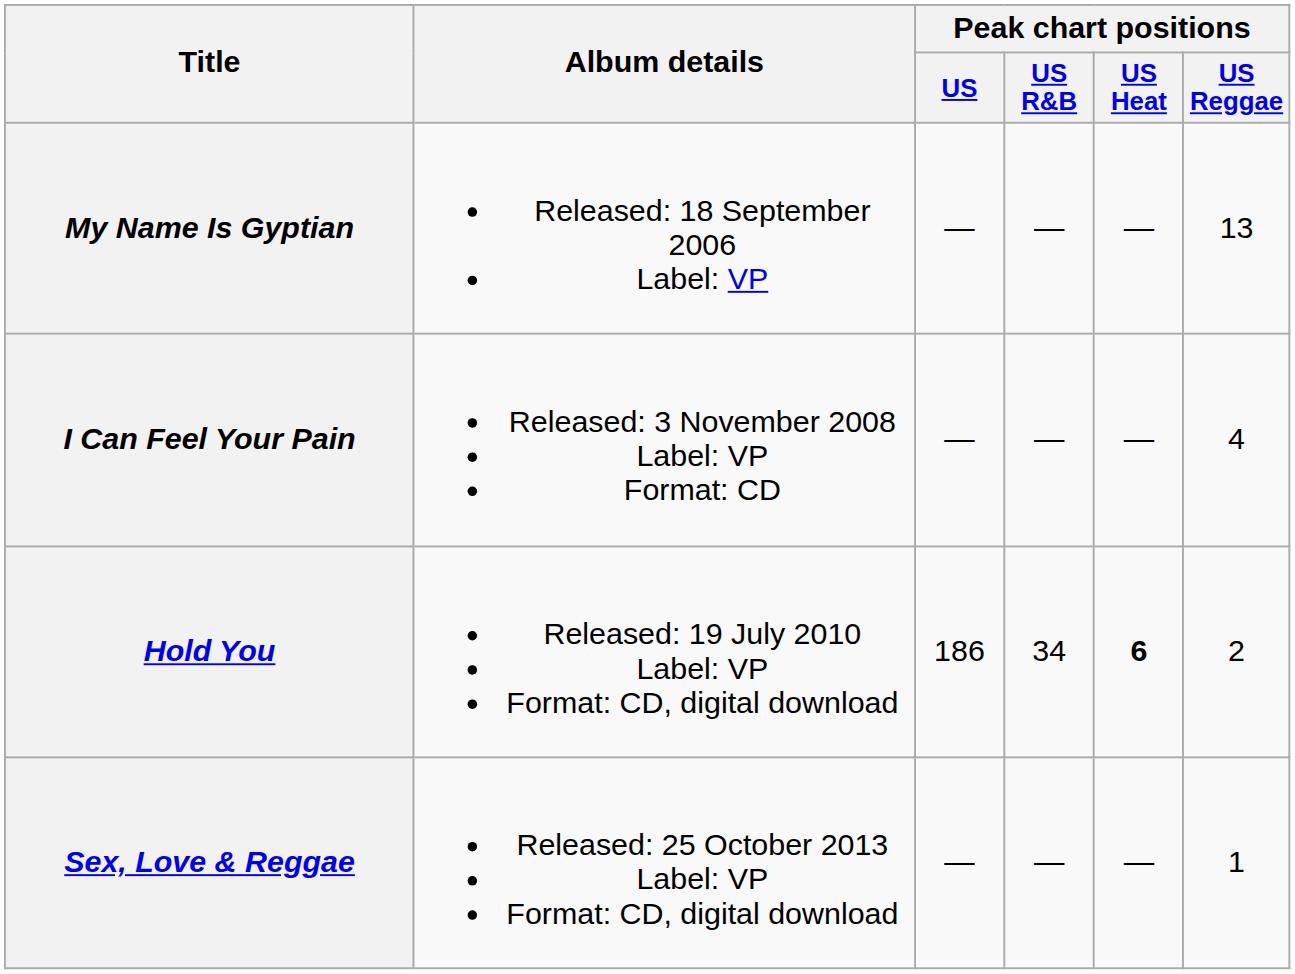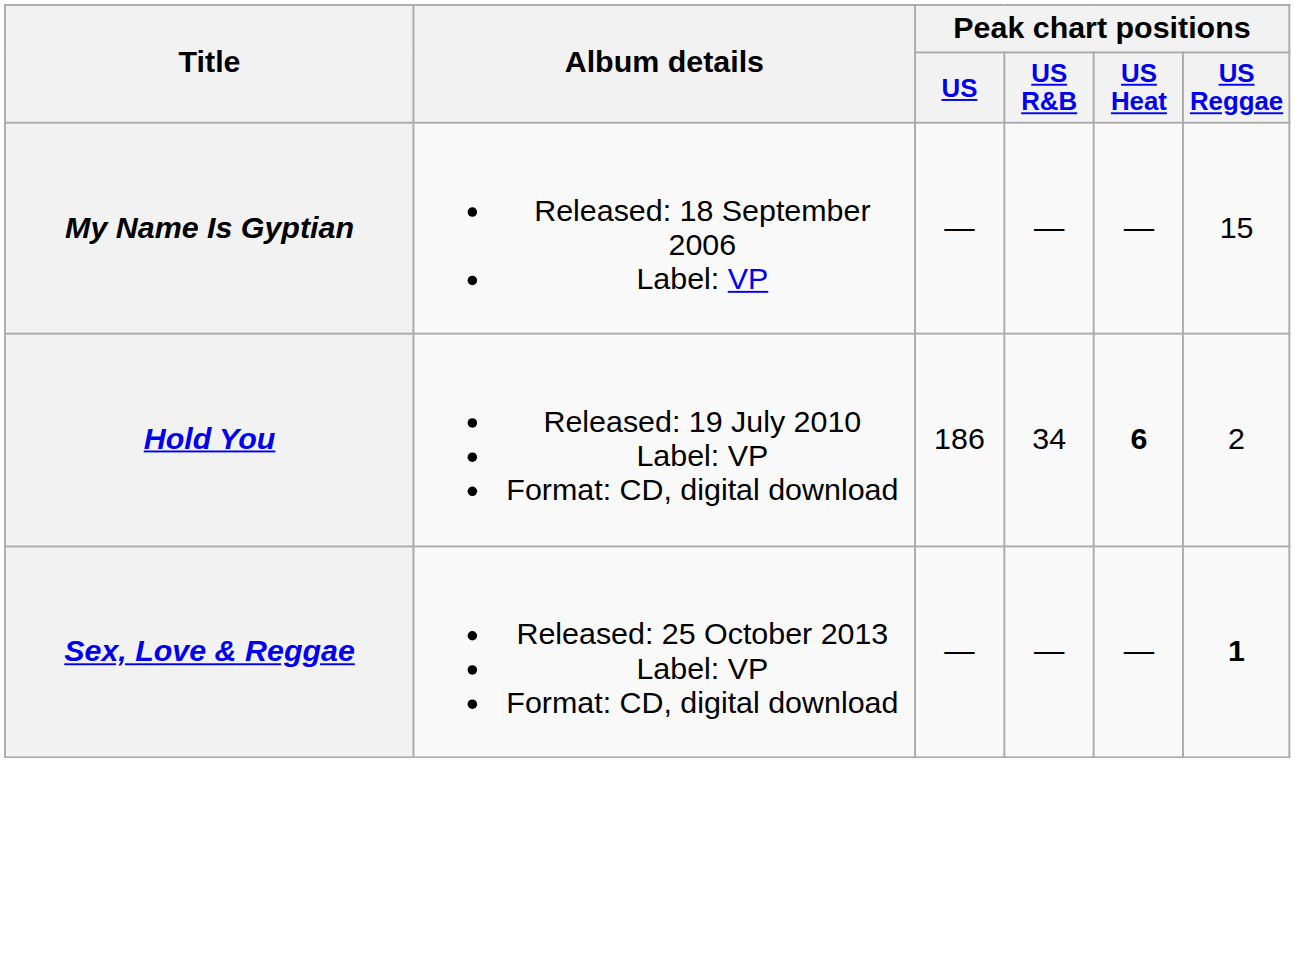(1237, 227) 13 -> (1237, 227) 15
- row: (210, 439)
(1237, 862) normal -> (1237, 650) bold
